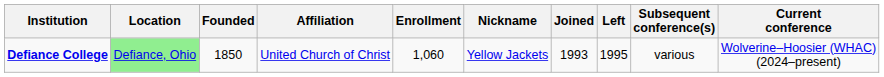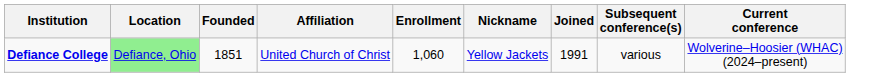- column: (614, 21)
(228, 55) 1850 -> (228, 55) 1851
(574, 55) 1993 -> (574, 55) 1991
